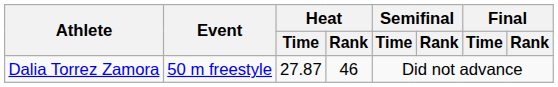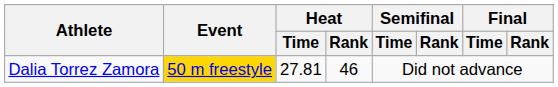(220, 69) no background -> (220, 69) gold background
(301, 69) 27.87 -> (301, 69) 27.81
